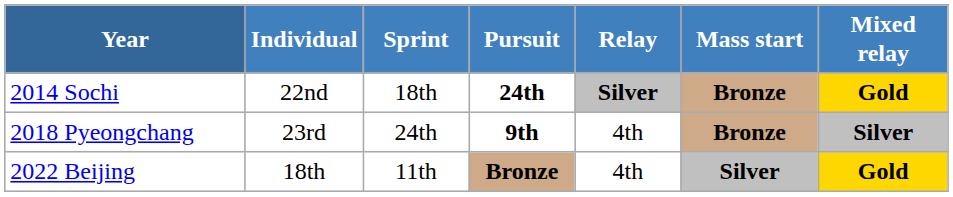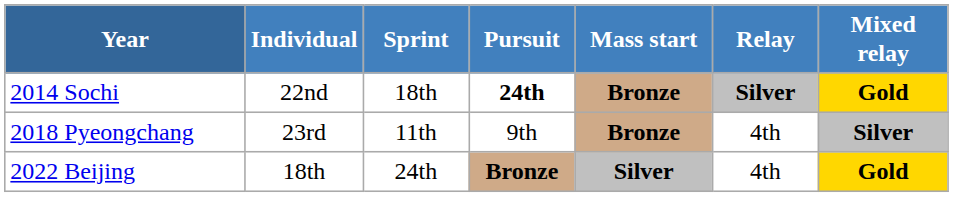columns swapped: (750, 38) <-> (628, 38)
(416, 132) 24th -> (416, 132) 11th
(522, 132) bold -> (522, 132) normal
(416, 171) 11th -> (416, 171) 24th
